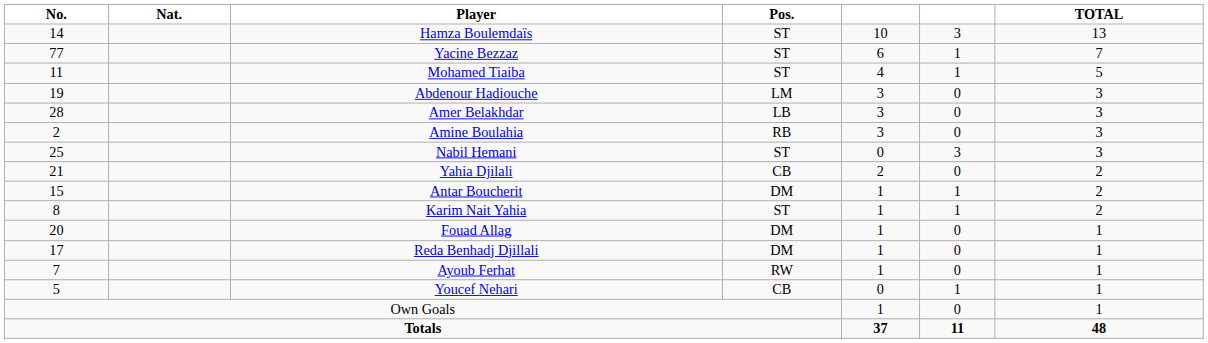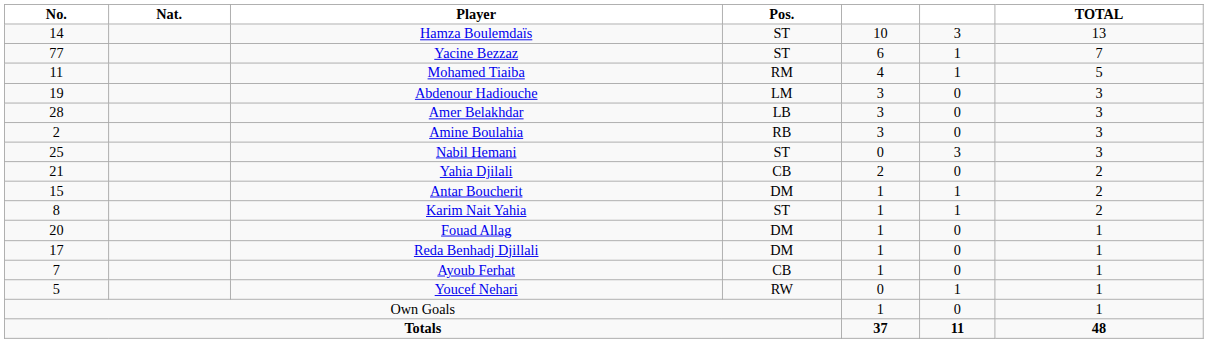(782, 73) ST -> (782, 73) RM
(782, 270) RW -> (782, 270) CB
(782, 289) CB -> (782, 289) RW
